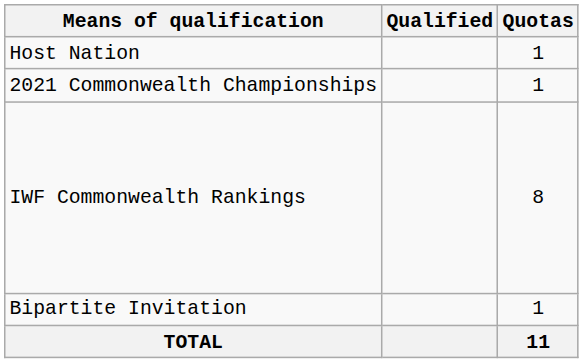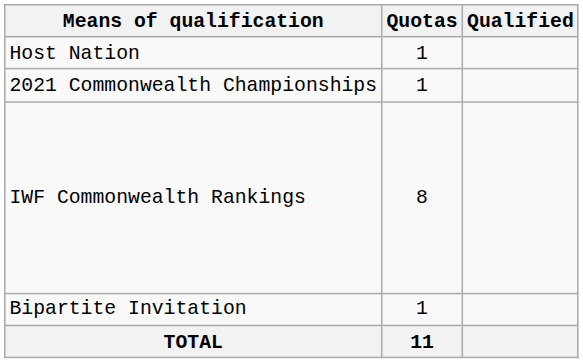columns swapped: (538, 21) <-> (440, 21)
